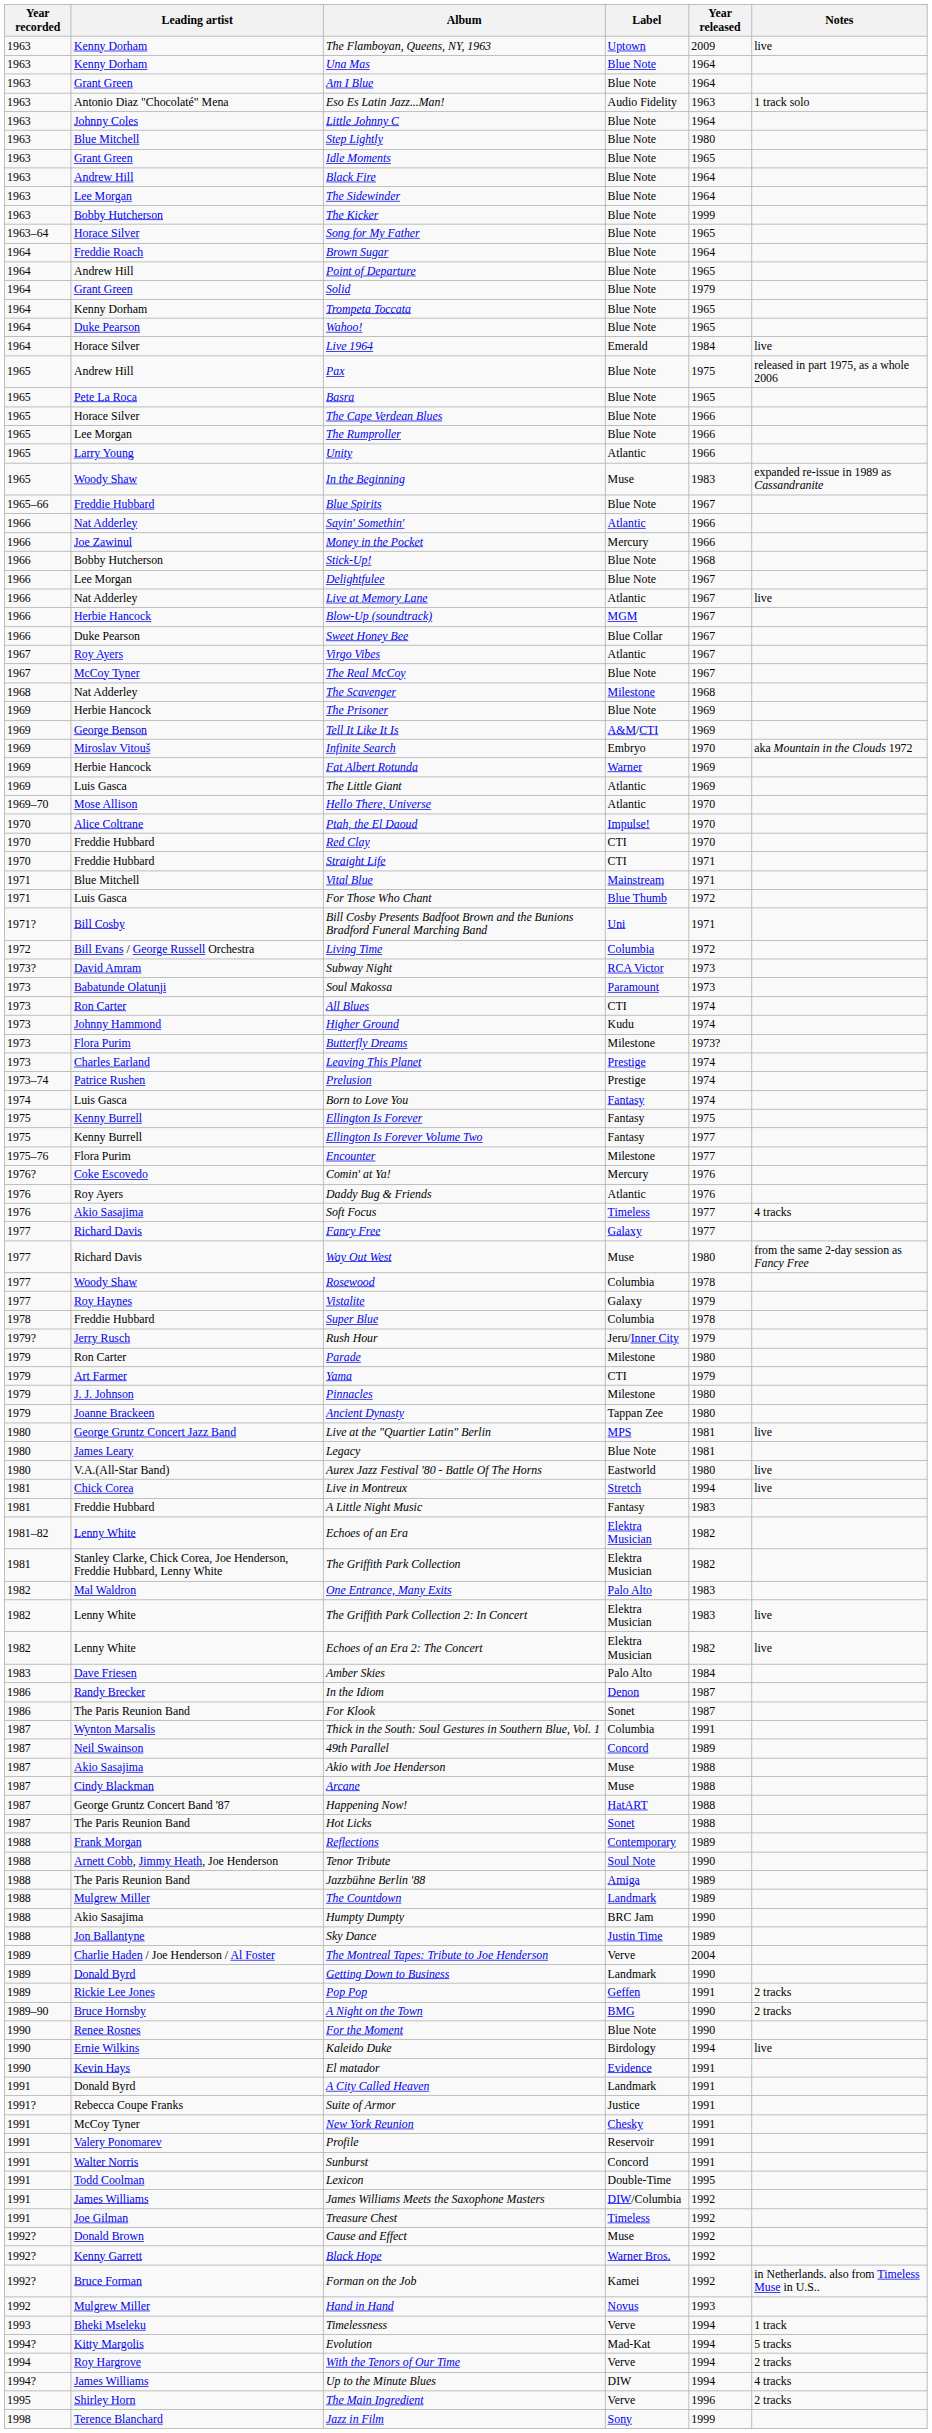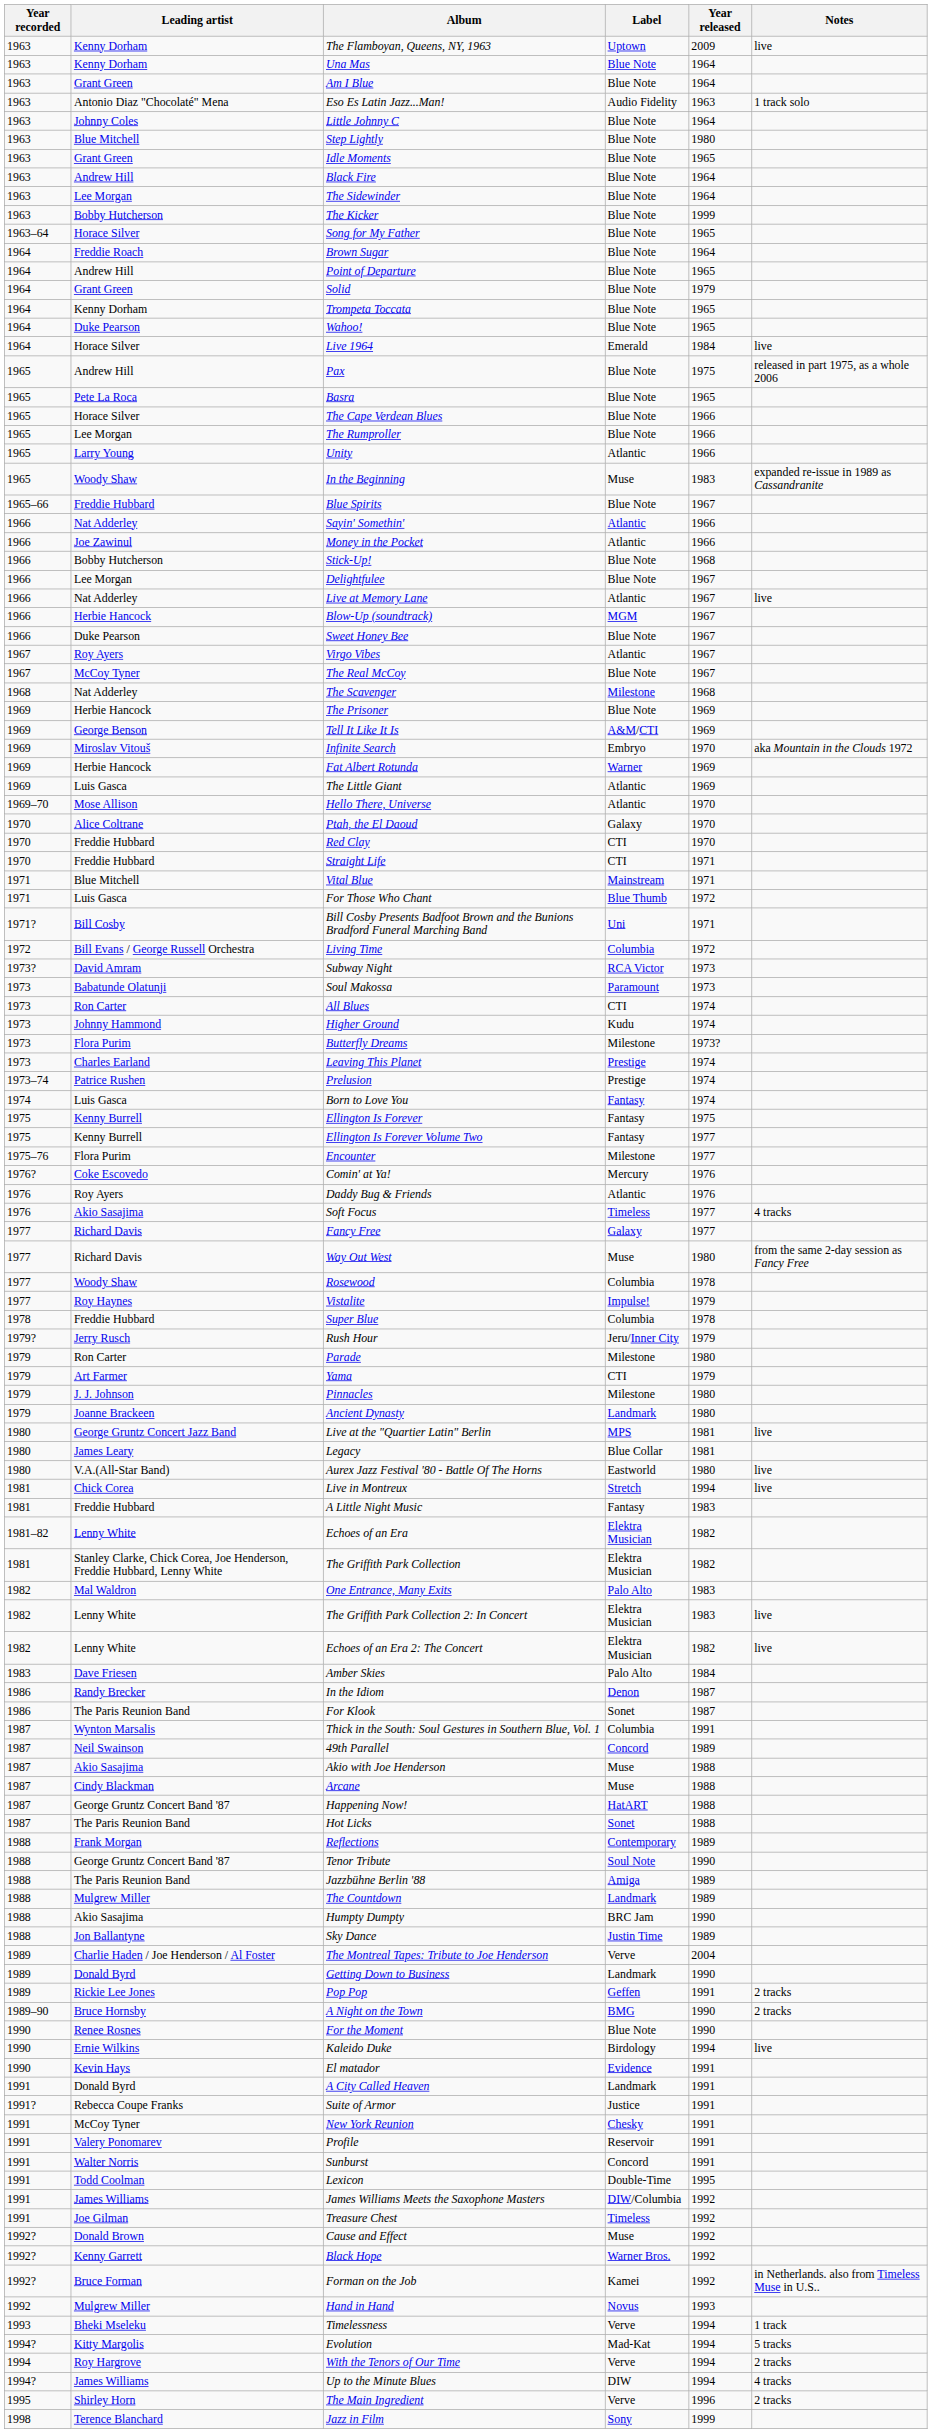(628, 542) Mercury -> (627, 542) Atlantic
(635, 635) Blue Collar -> (632, 635) Blue Note
(629, 823) Impulse! -> (625, 823) Galaxy
(625, 1301) Galaxy -> (629, 1301) Impulse!
(635, 1413) Tappan Zee -> (632, 1413) Landmark
(632, 1451) Blue Note -> (635, 1451) Blue Collar
(176, 1861) Arnett Cobb, Jimmy Heath, Joe Henderson -> (152, 1861) George Gruntz Concert Band '87
